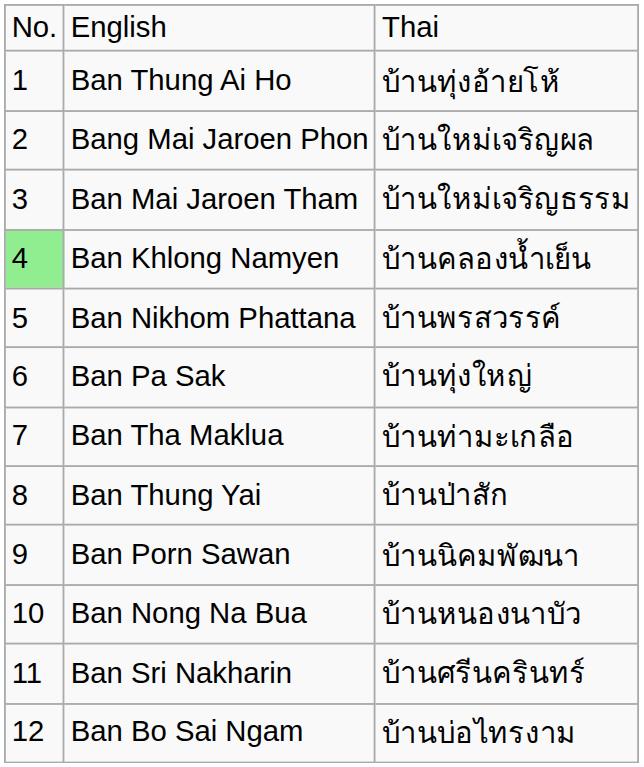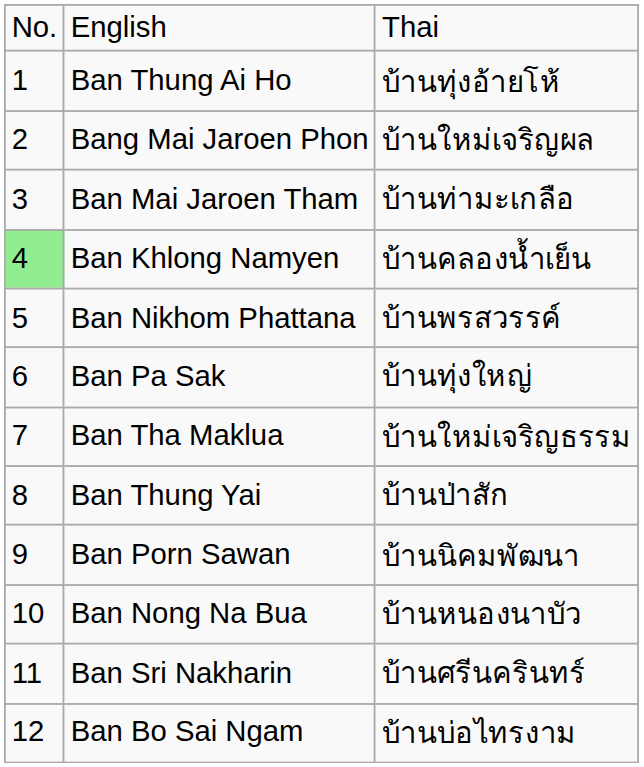(507, 199) บ้านใหม่เจริญธรรม -> (478, 199) บ้านท่ามะเกลือ
(478, 436) บ้านท่ามะเกลือ -> (507, 436) บ้านใหม่เจริญธรรม
